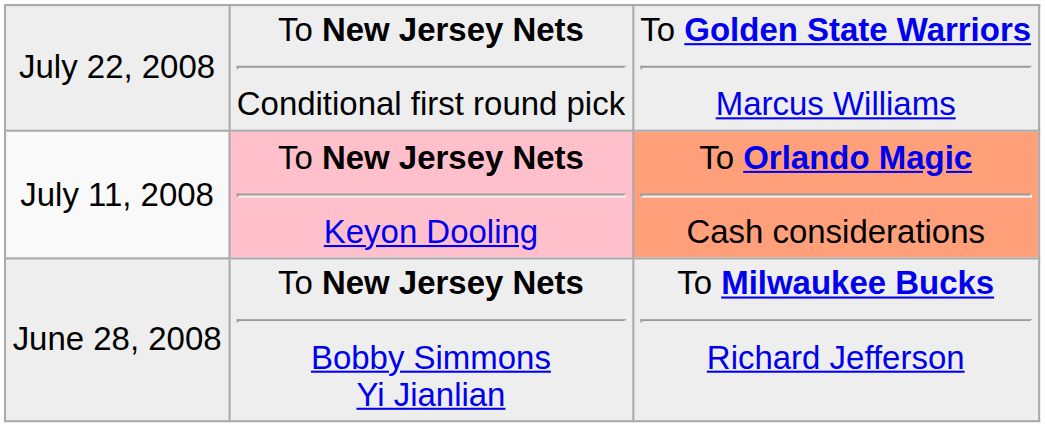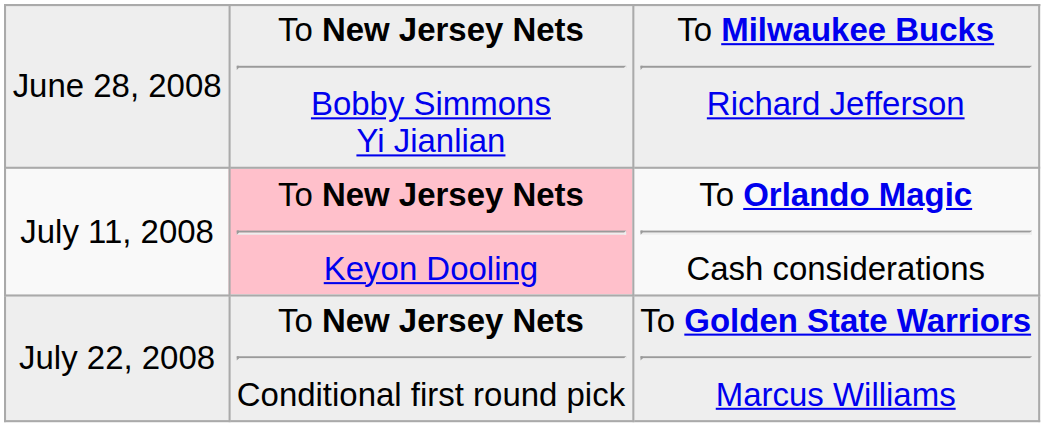rows swapped: (117, 339) <-> (117, 67)
(836, 194) lightsalmon background -> (836, 231) no background
